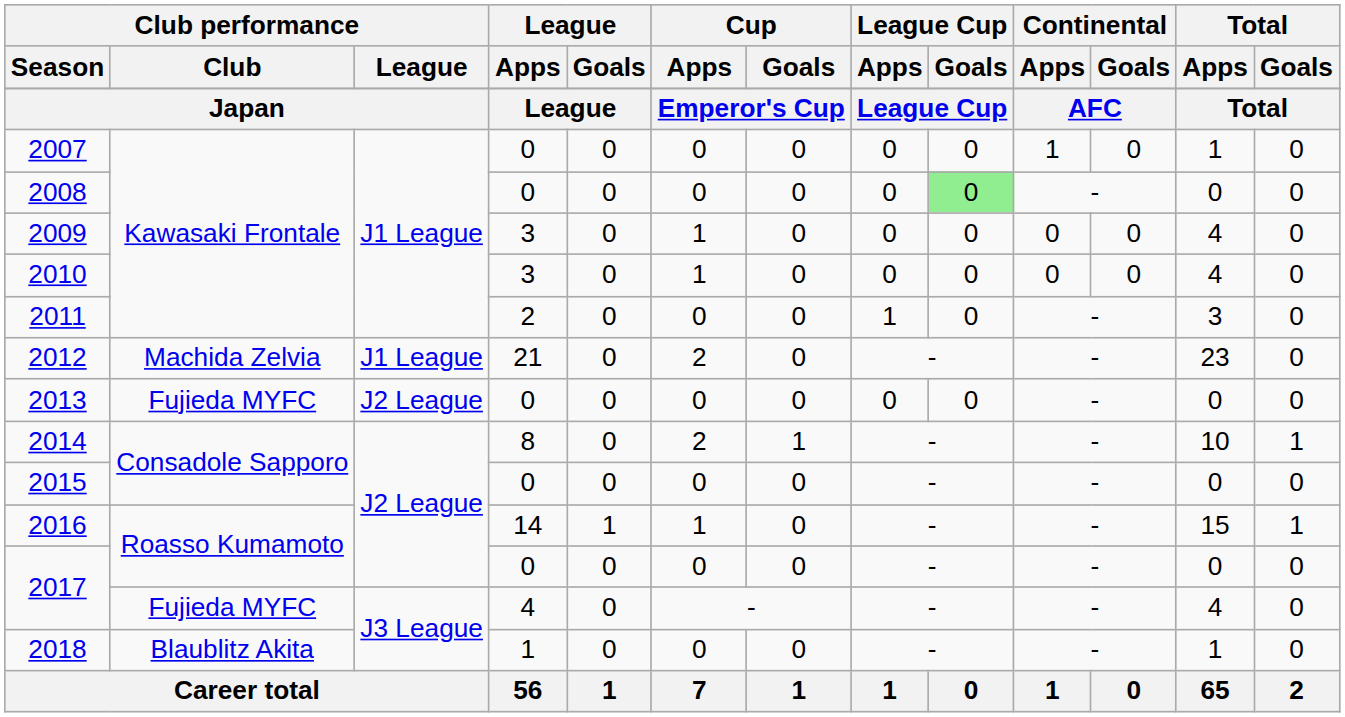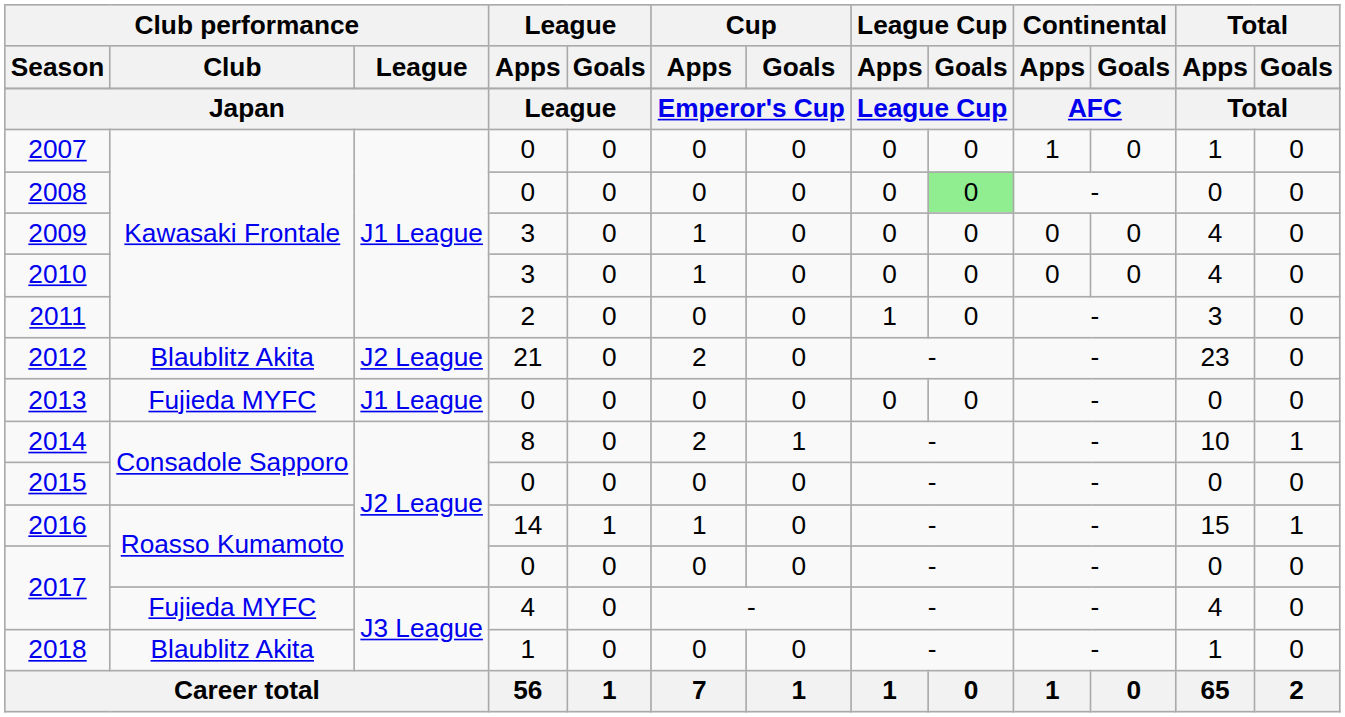(232, 358) Machida Zelvia -> (232, 358) Blaublitz Akita
(422, 358) J1 League -> (422, 358) J2 League
(422, 399) J2 League -> (422, 399) J1 League
